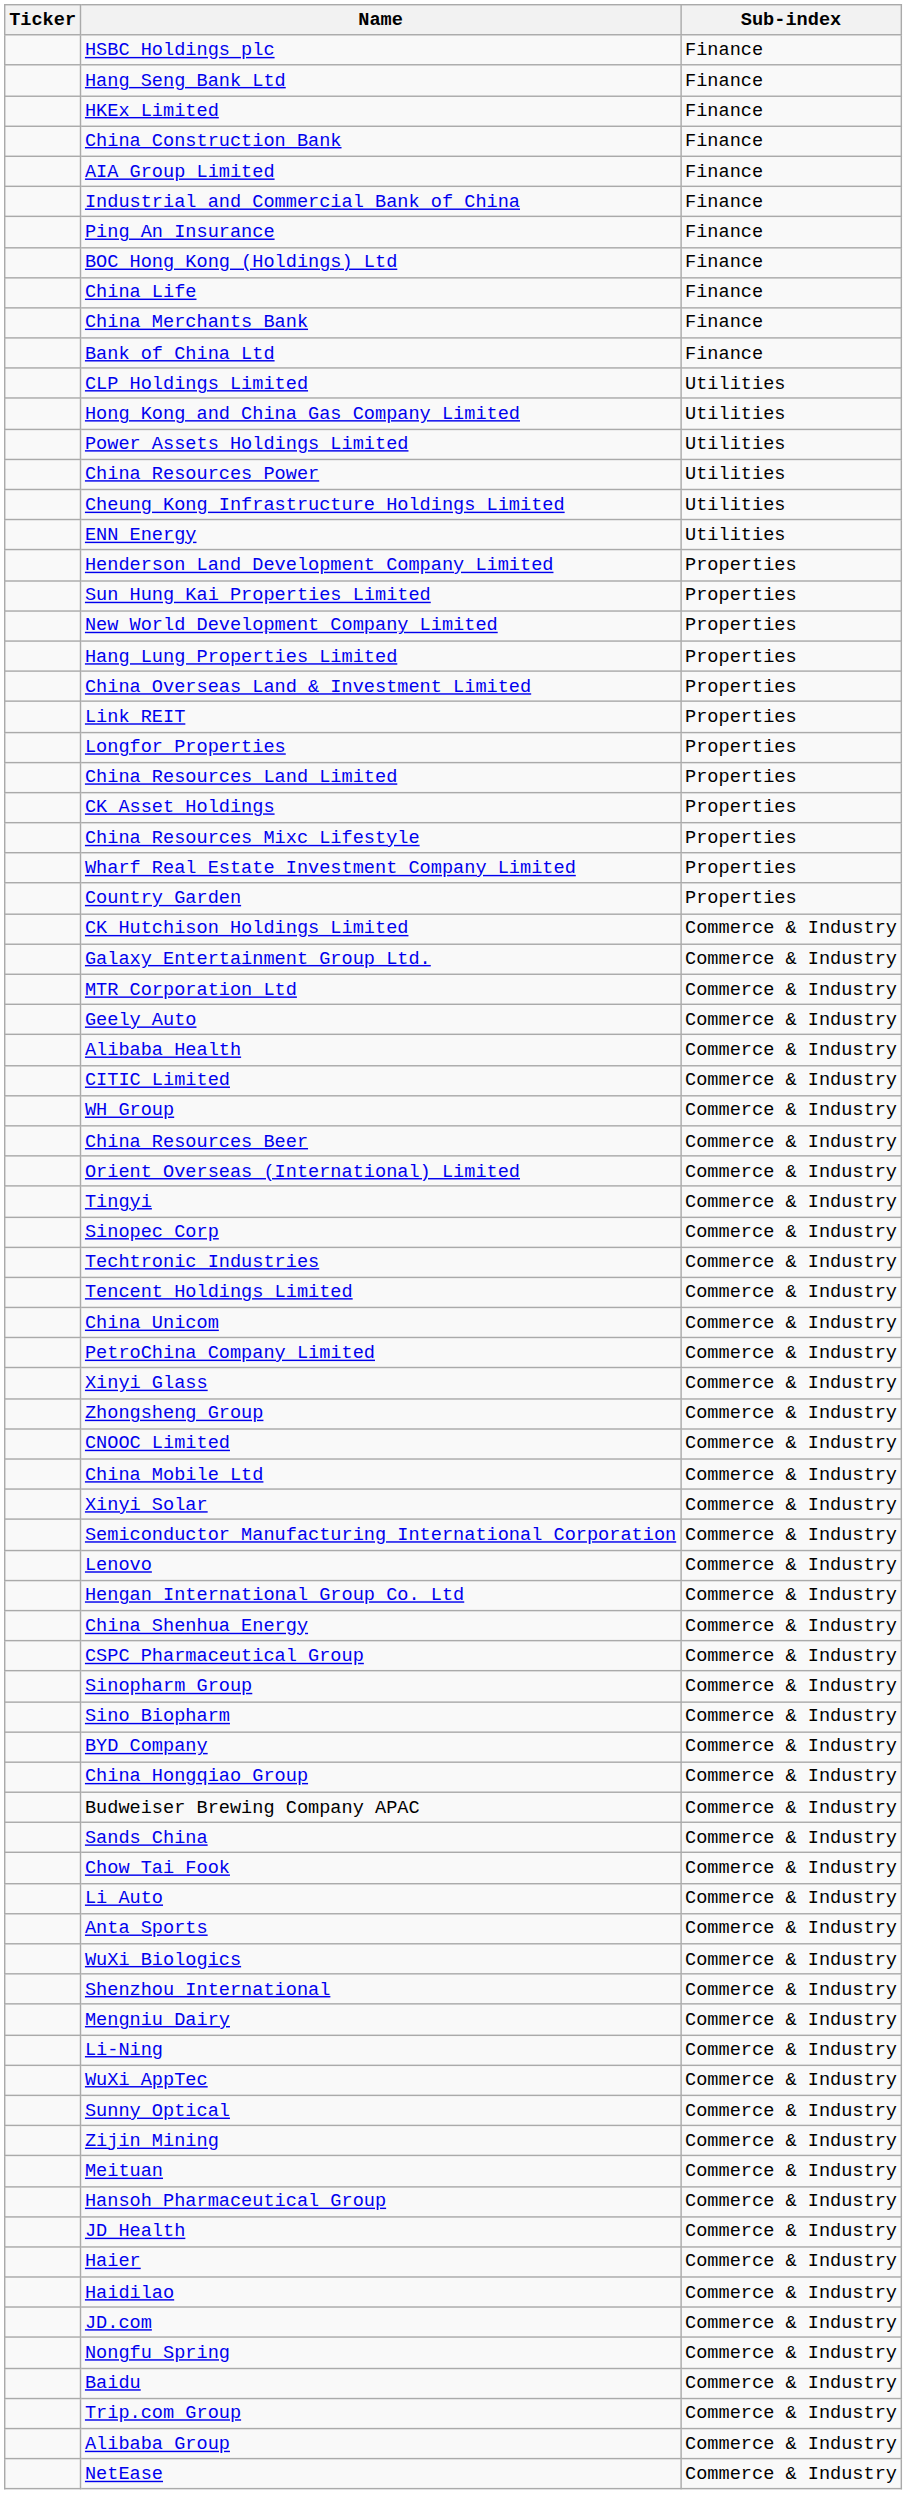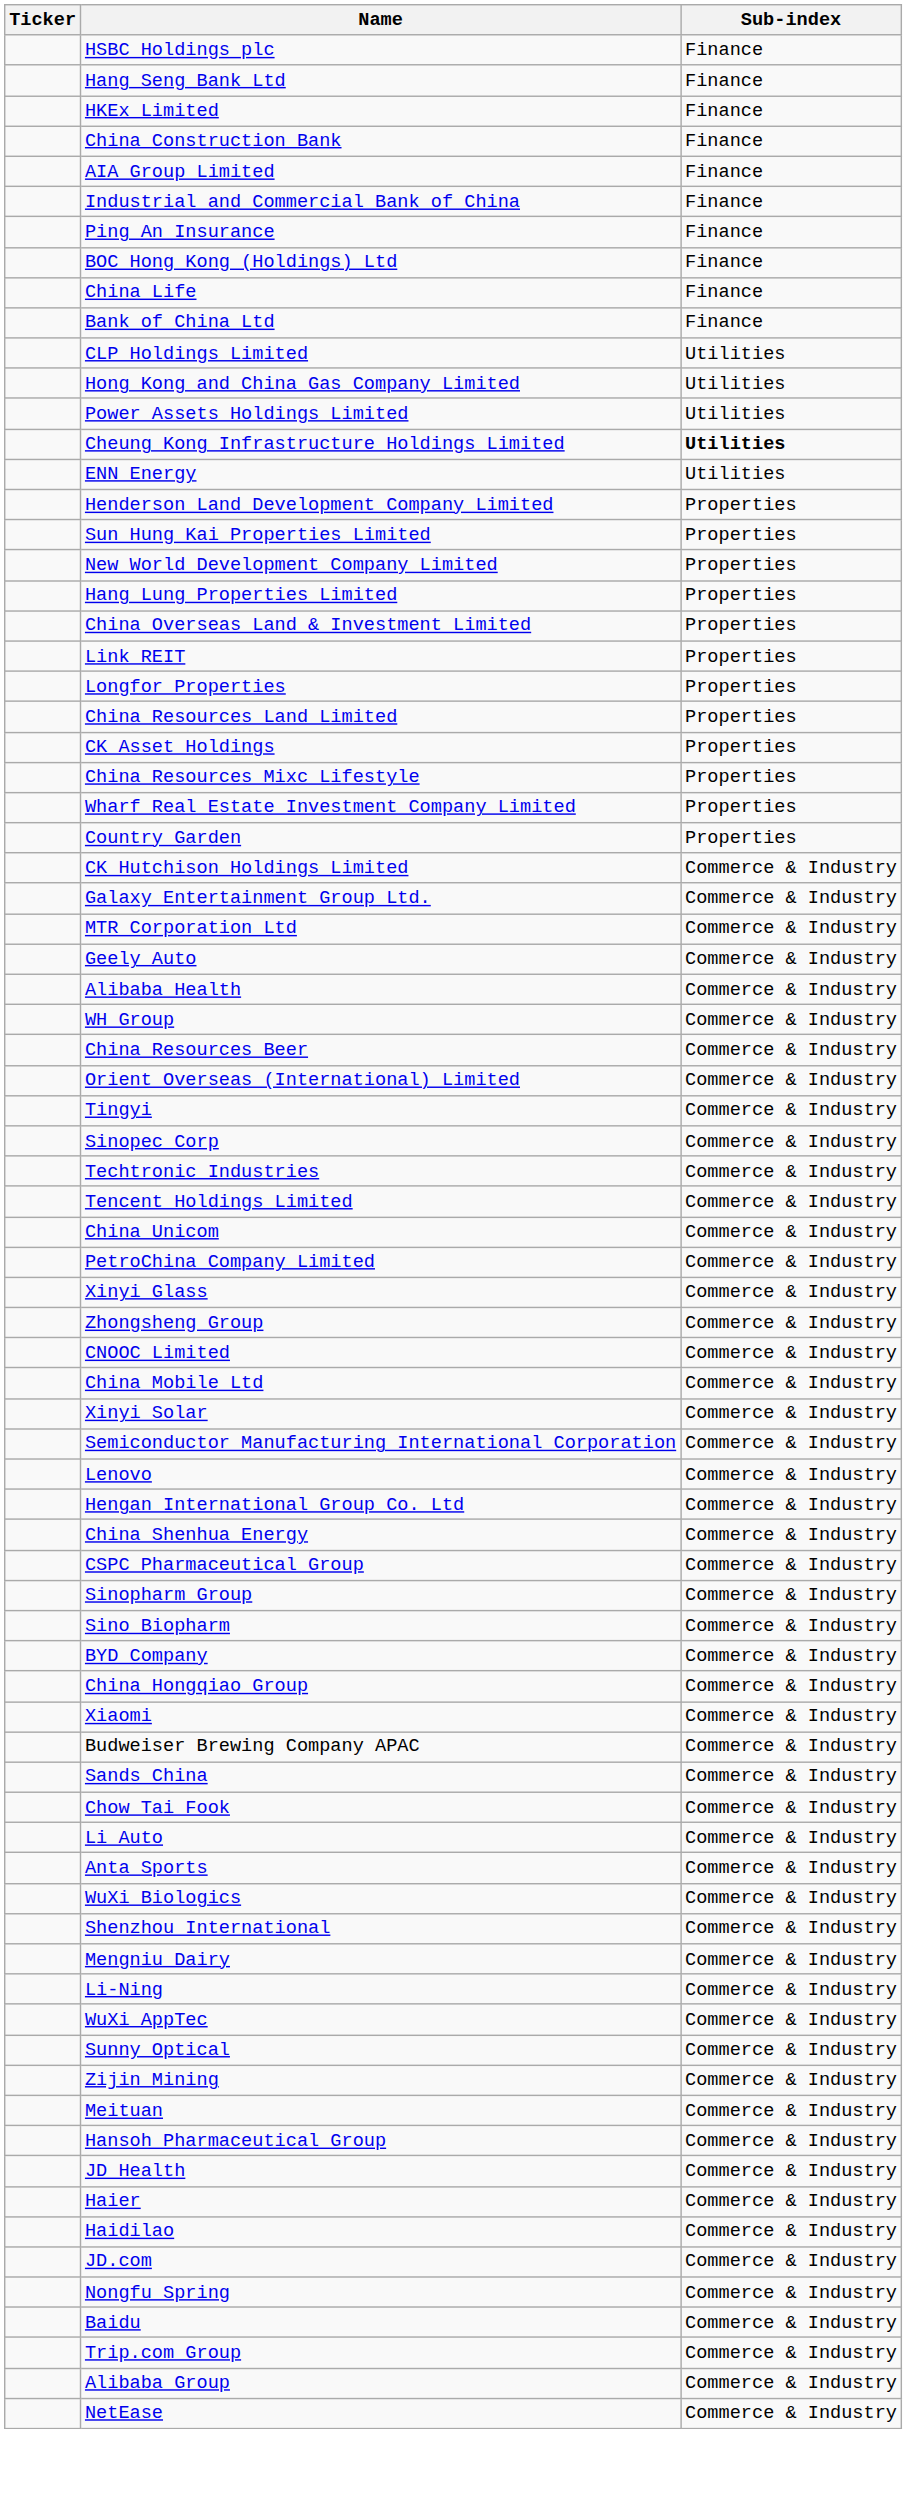- row: (196, 323)
- row: (202, 474)
(735, 505) normal -> (735, 444) bold
- row: (157, 1080)
+ row: (118, 1717)
